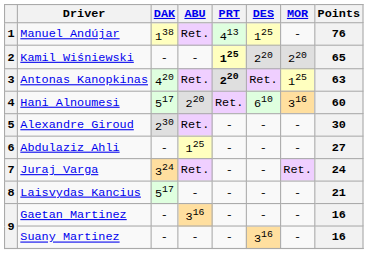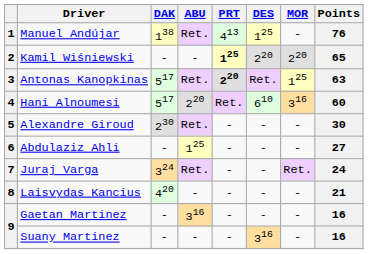(164, 80) 420 -> (164, 80) 517
(164, 192) 517 -> (164, 192) 420
